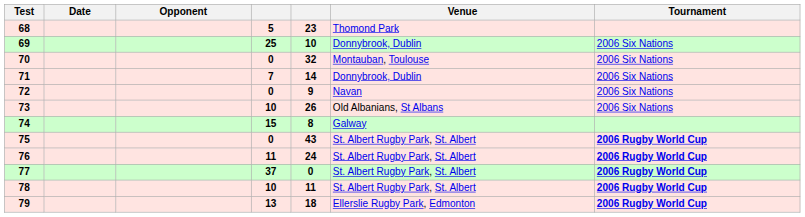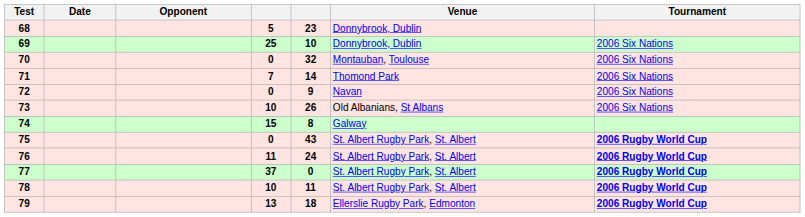(366, 28) Thomond Park -> (377, 28) Donnybrook, Dublin
(377, 76) Donnybrook, Dublin -> (366, 76) Thomond Park
